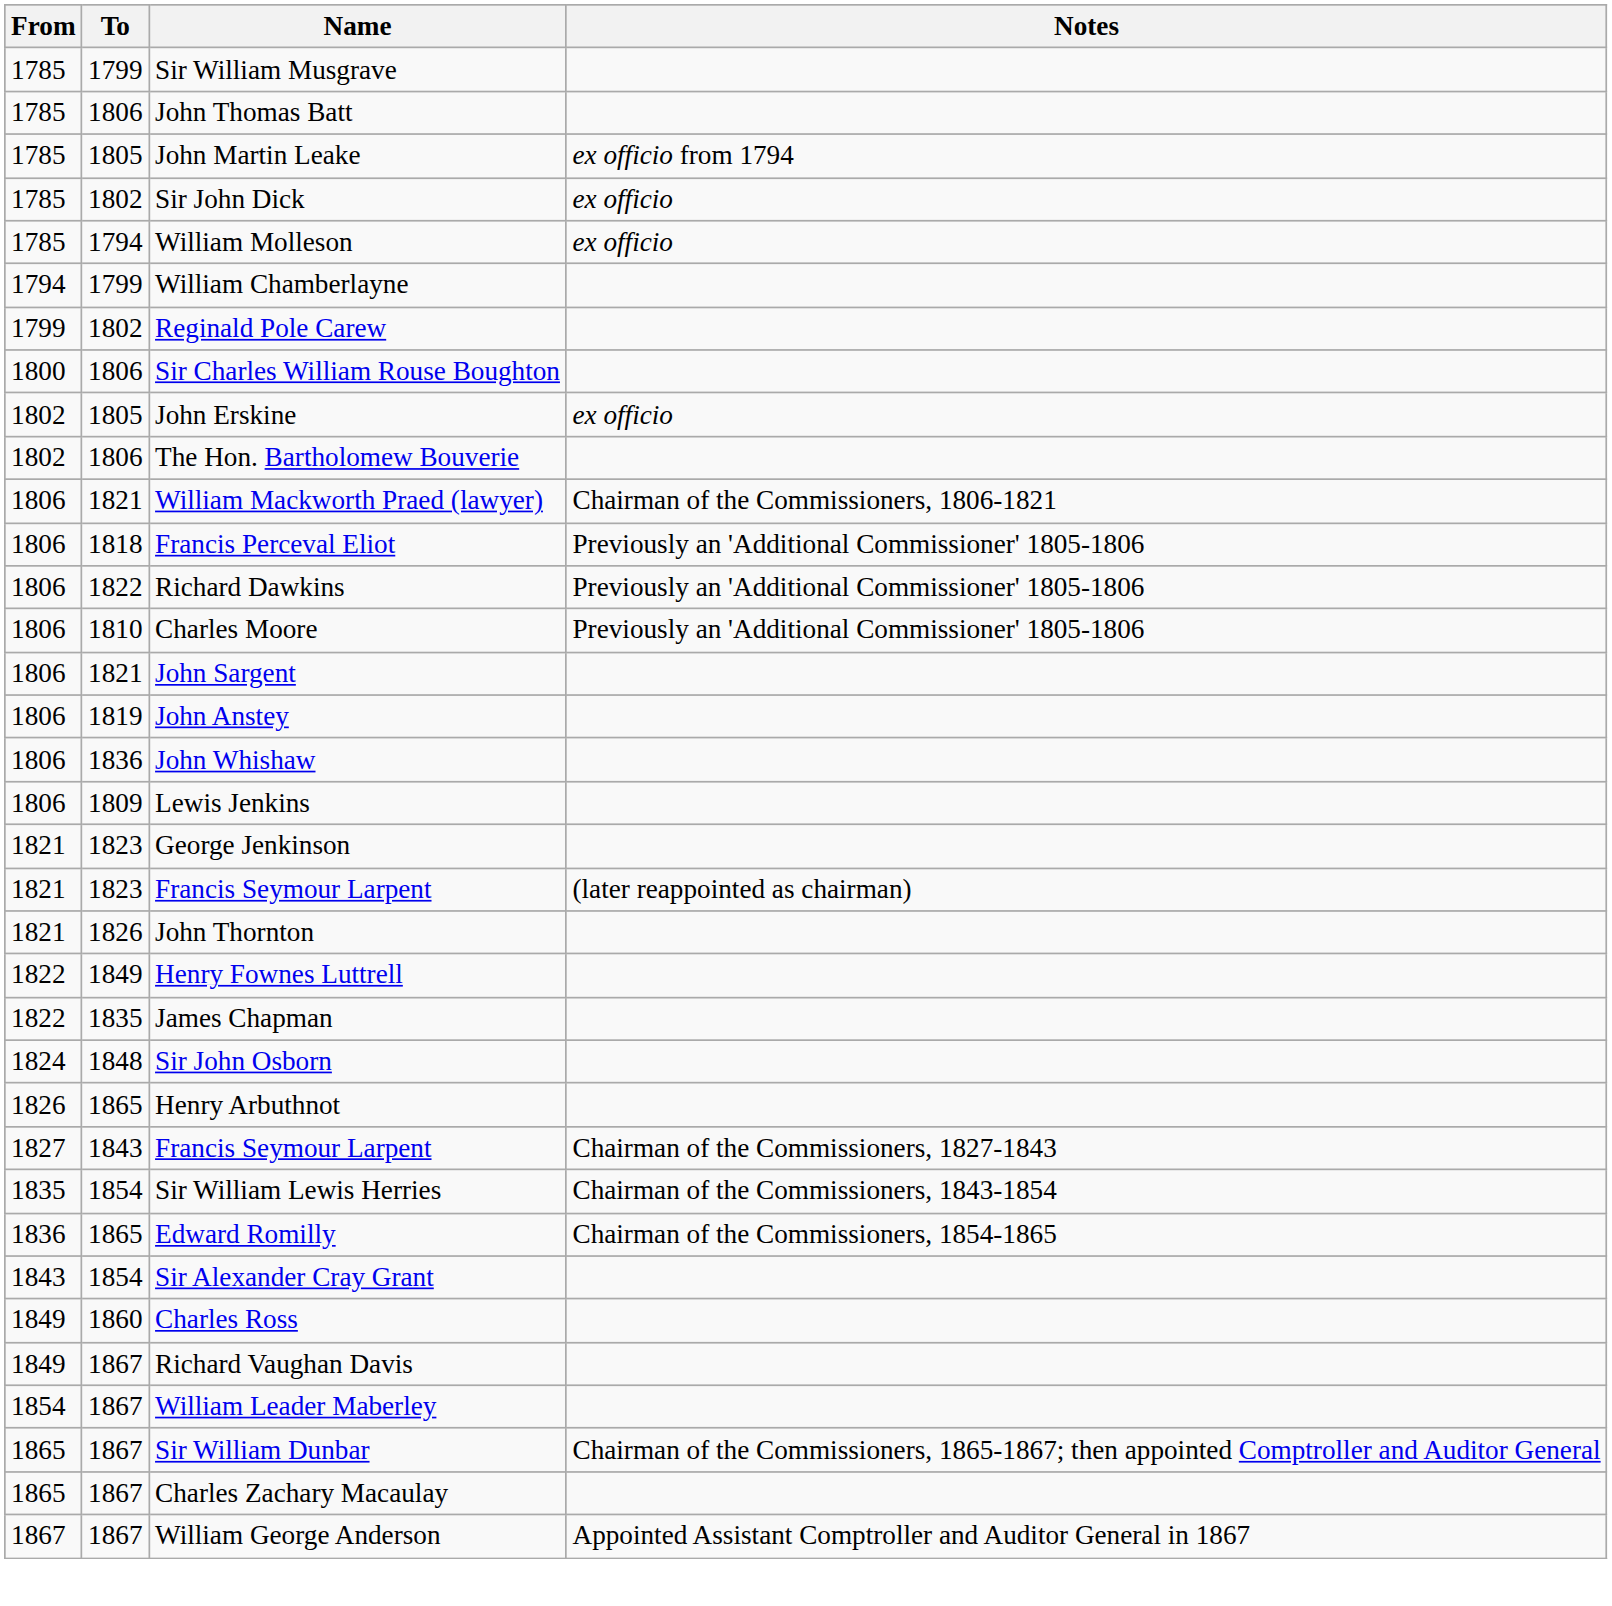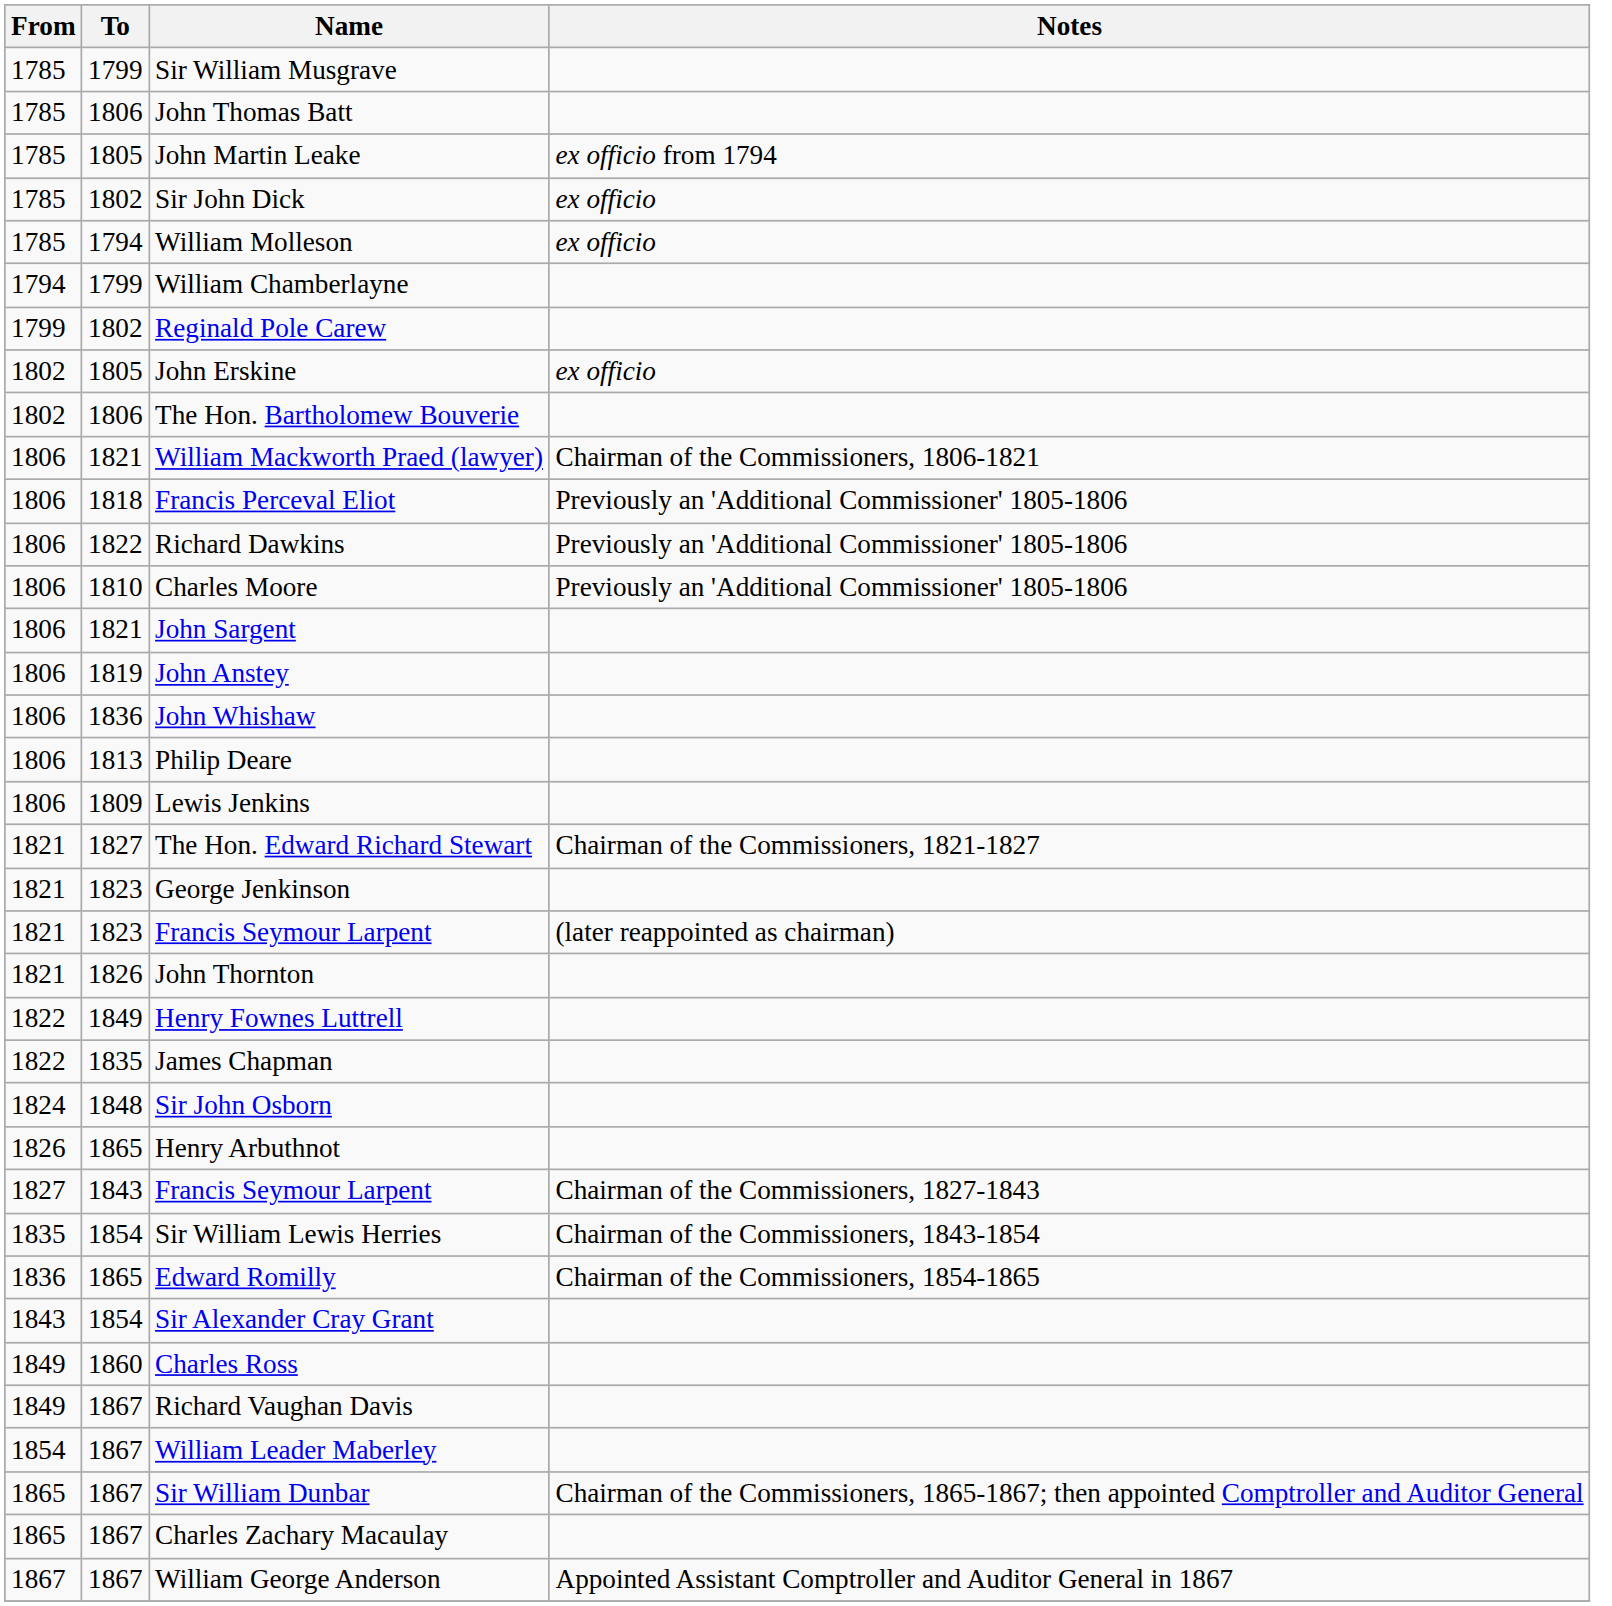- row: (115, 371)
+ row: (115, 759)
+ row: (115, 845)
